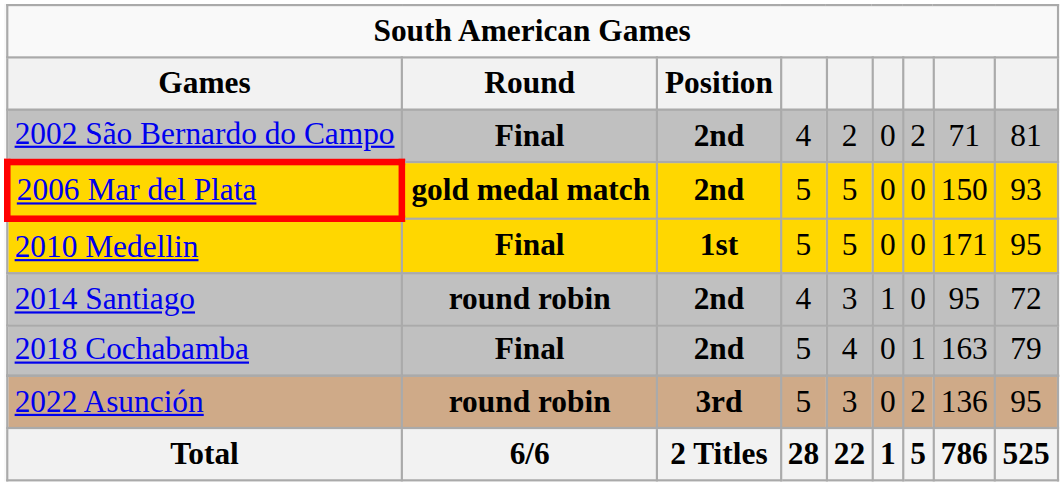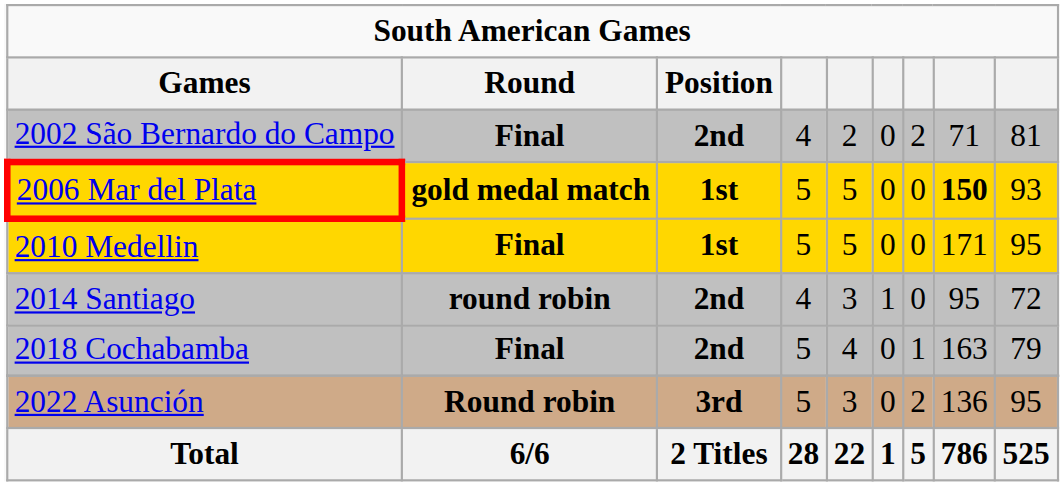(719, 190) 2nd -> (719, 190) 1st
(964, 190) normal -> (964, 190) bold
(530, 401) round robin -> (530, 401) Round robin
